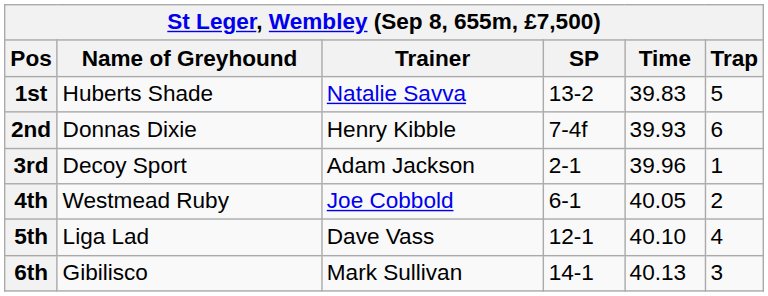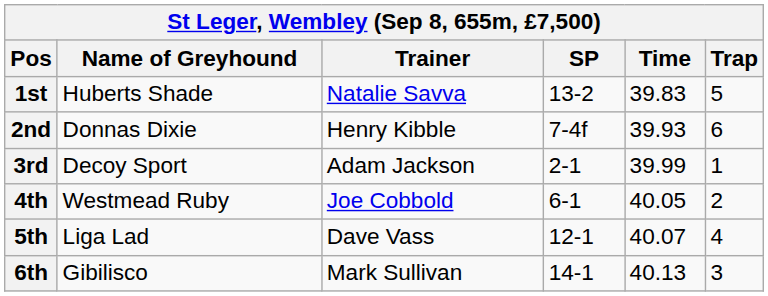(658, 165) 39.96 -> (658, 165) 39.99
(658, 237) 40.10 -> (658, 237) 40.07
